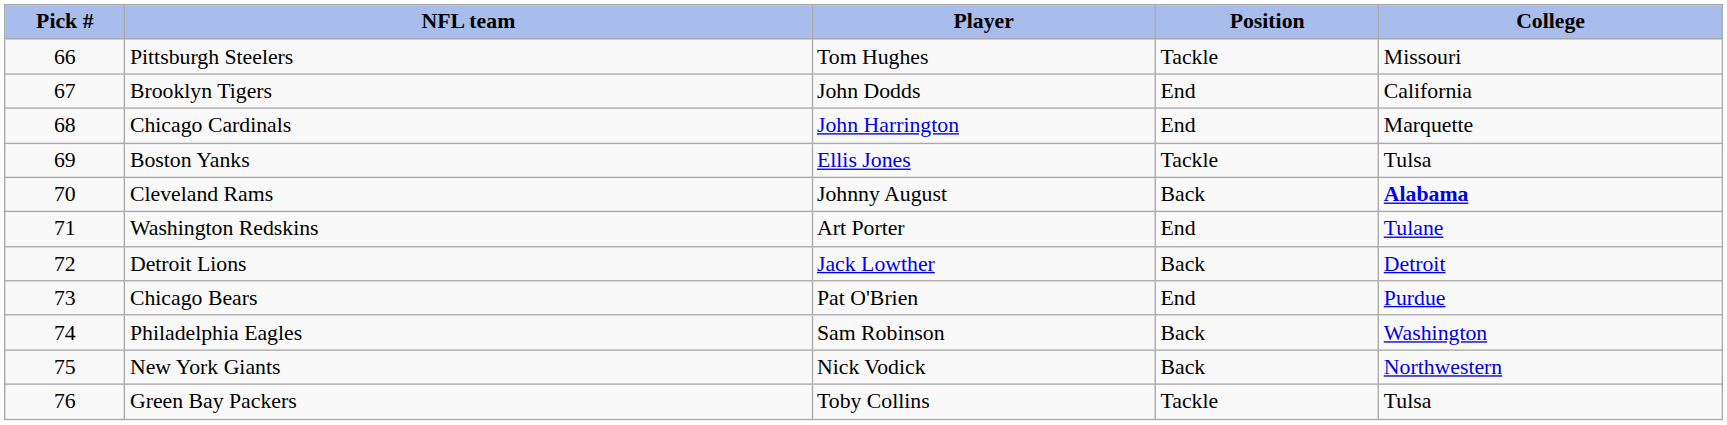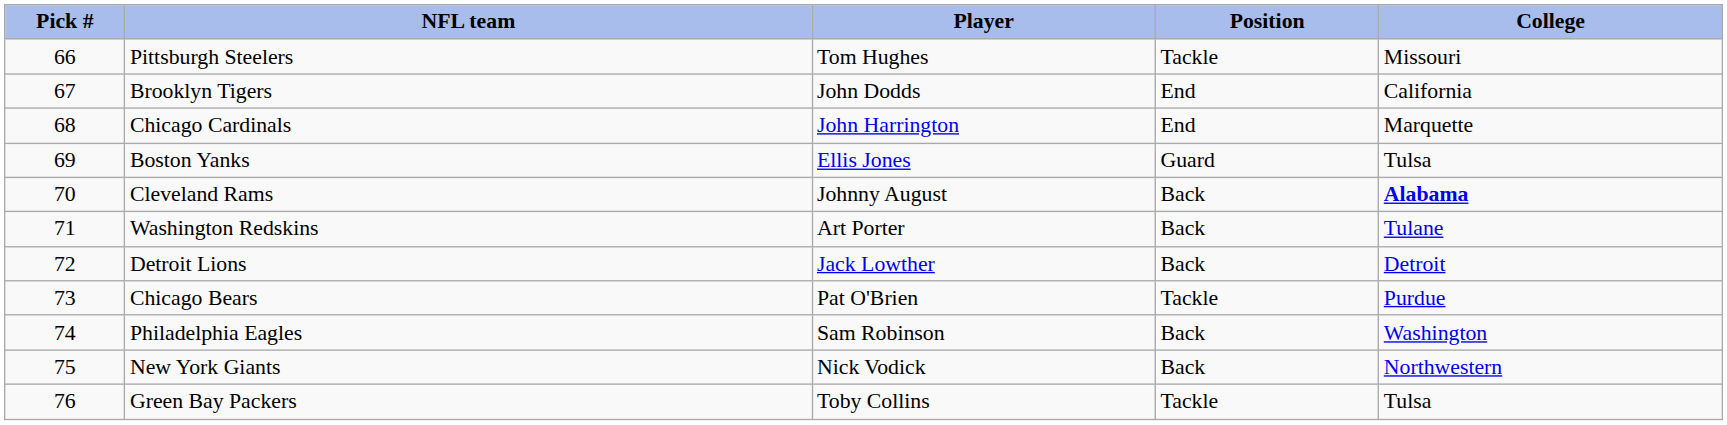(1189, 159) Tackle -> (1188, 159) Guard
(1178, 228) End -> (1183, 228) Back
(1178, 297) End -> (1189, 297) Tackle
